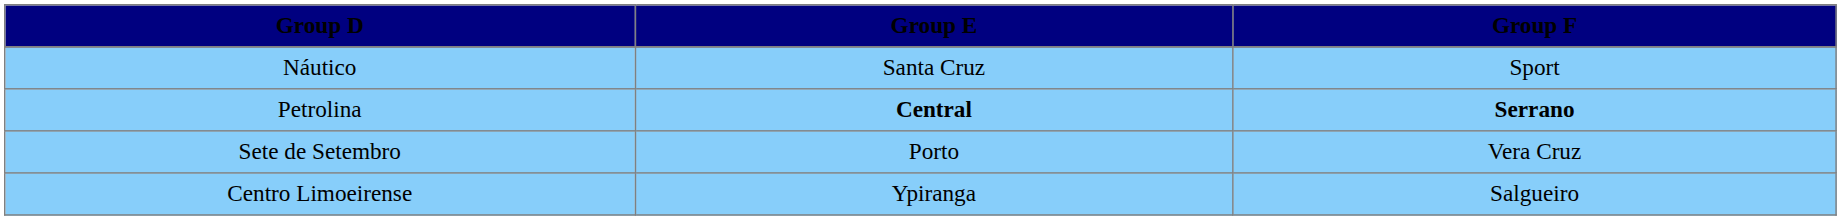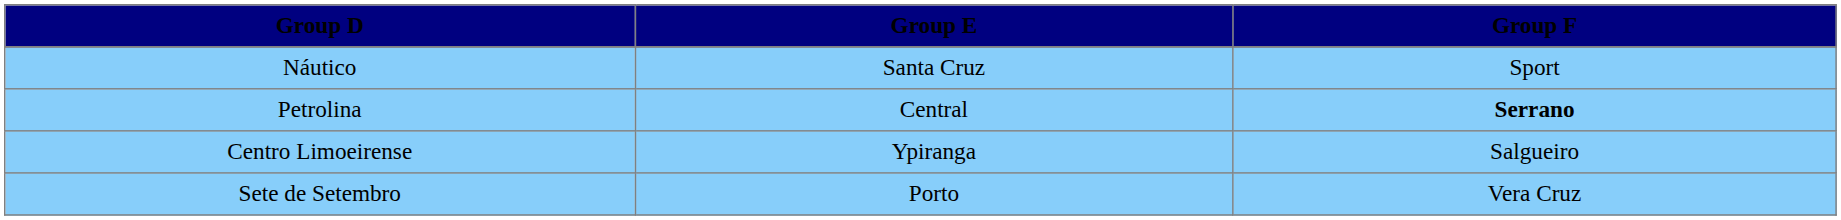(934, 109) bold -> (934, 109) normal
rows swapped: (320, 193) <-> (320, 151)
